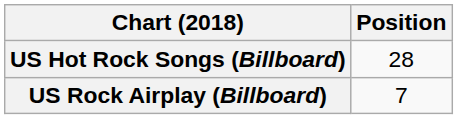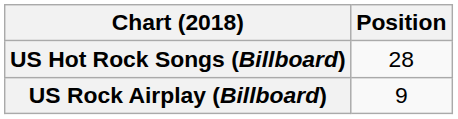(401, 95) 7 -> (401, 95) 9
